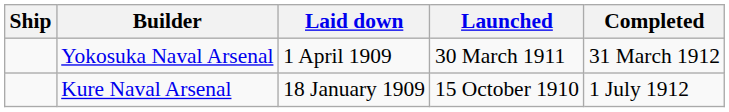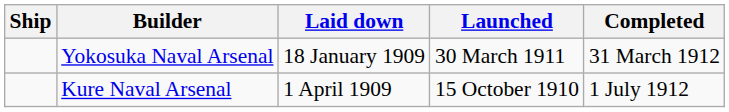(338, 55) 1 April 1909 -> (354, 55) 18 January 1909
(354, 89) 18 January 1909 -> (338, 89) 1 April 1909
